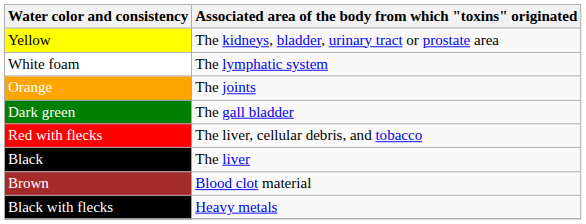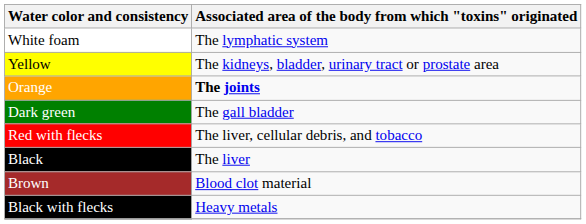rows swapped: (44, 64) <-> (29, 40)
(225, 87) normal -> (228, 87) bold
